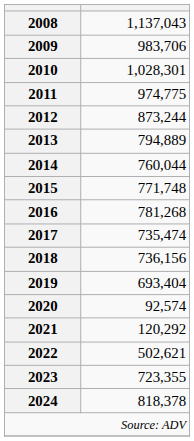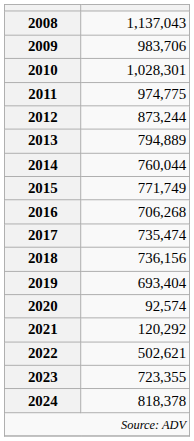(162, 188) 771,748 -> (162, 188) 771,749
(162, 211) 781,268 -> (162, 211) 706,268
